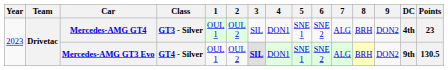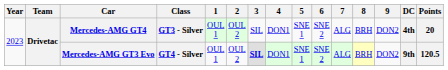(430, 29) 23 -> (430, 29) 20
(430, 53) 130.5 -> (430, 53) 120.5
